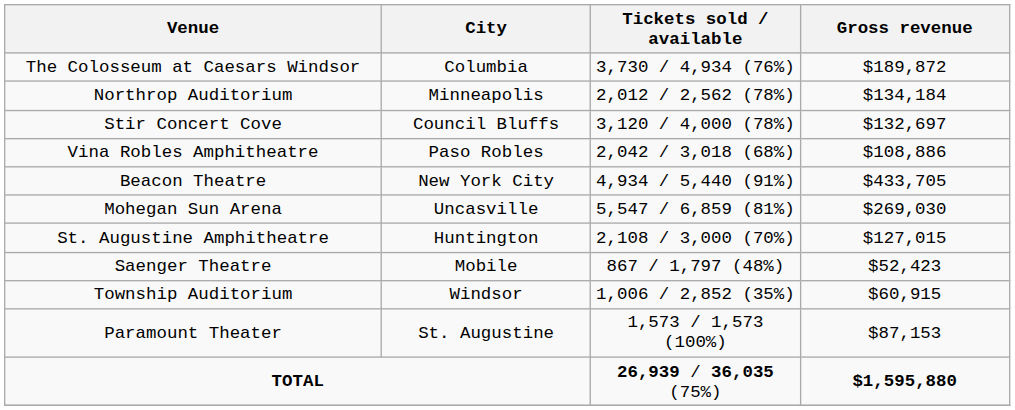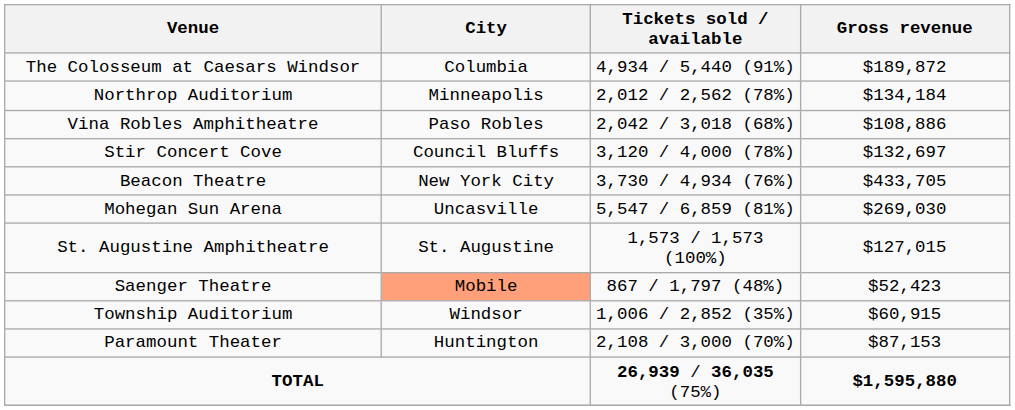(695, 67) 3,730 / 4,934 (76%) -> (695, 67) 4,934 / 5,440 (91%)
rows swapped: (193, 124) <-> (193, 153)
(695, 181) 4,934 / 5,440 (91%) -> (695, 181) 3,730 / 4,934 (76%)
(486, 238) Huntington -> (486, 248) St. Augustine
(695, 238) 2,108 / 3,000 (70%) -> (695, 248) 1,573 / 1,573 (100%)
(486, 266) no background -> (486, 286) lightsalmon background
(486, 333) St. Augustine -> (486, 343) Huntington
(695, 333) 1,573 / 1,573 (100%) -> (695, 343) 2,108 / 3,000 (70%)
